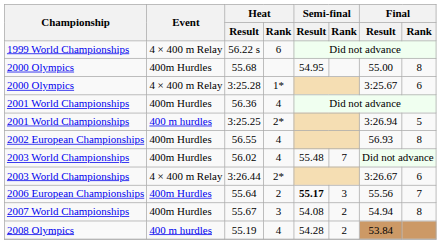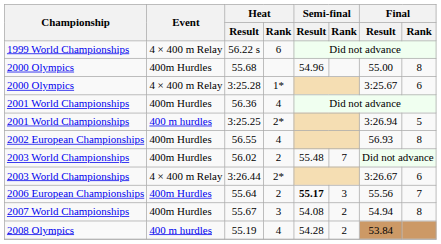(311, 68) 54.95 -> (311, 68) 54.96
(279, 158) 4 -> (279, 158) 2
